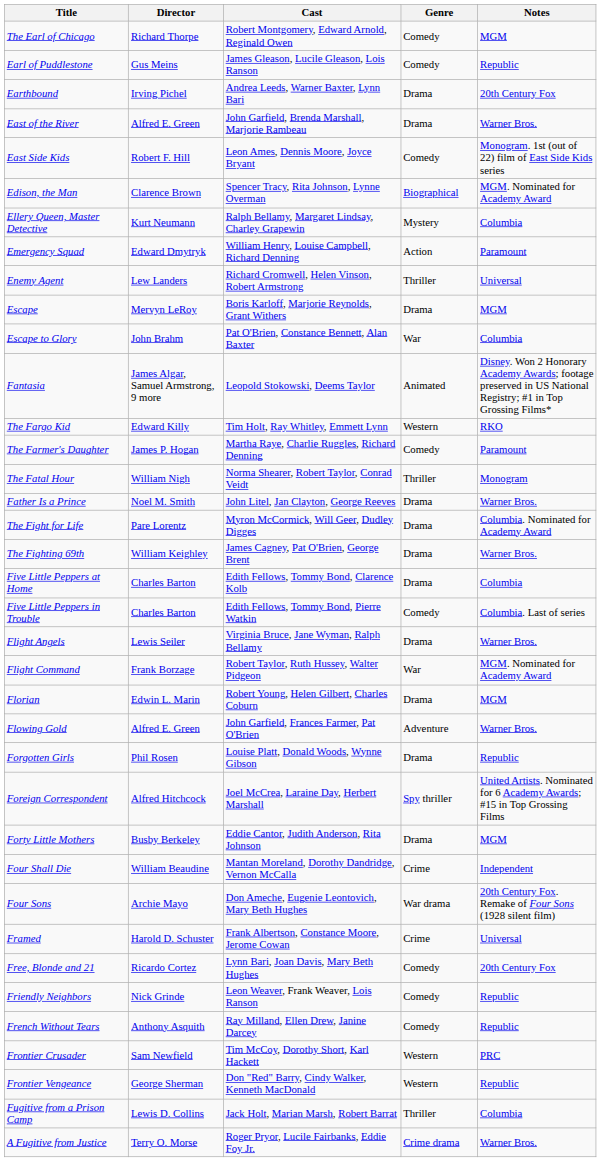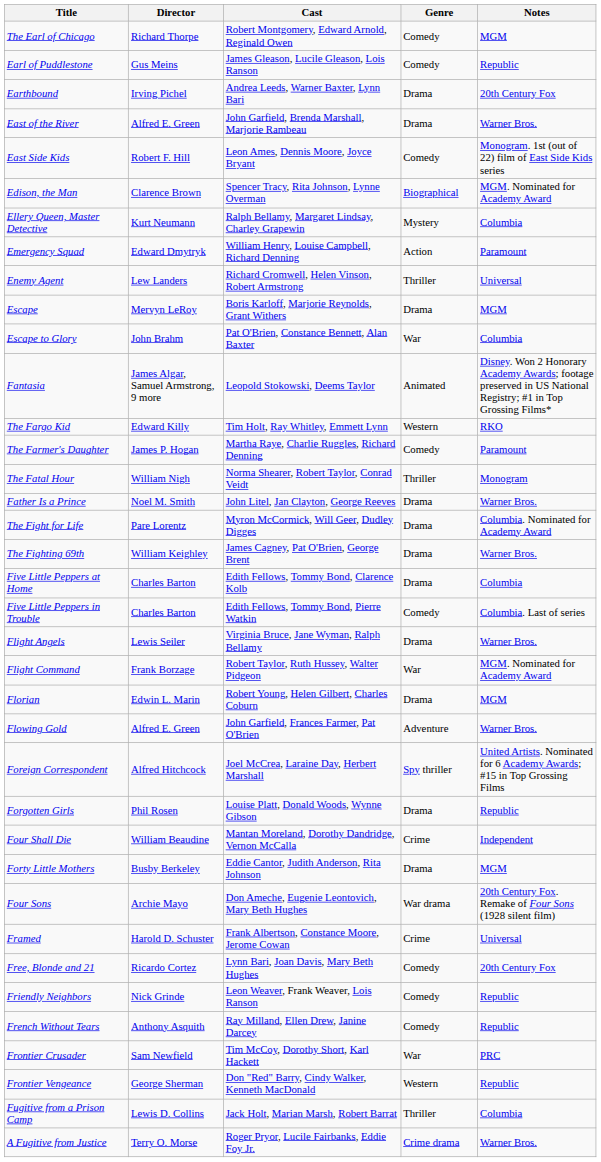rows swapped: (57, 798) <-> (40, 757)
rows swapped: (51, 839) <-> (39, 868)
(421, 1055) Western -> (412, 1055) War
